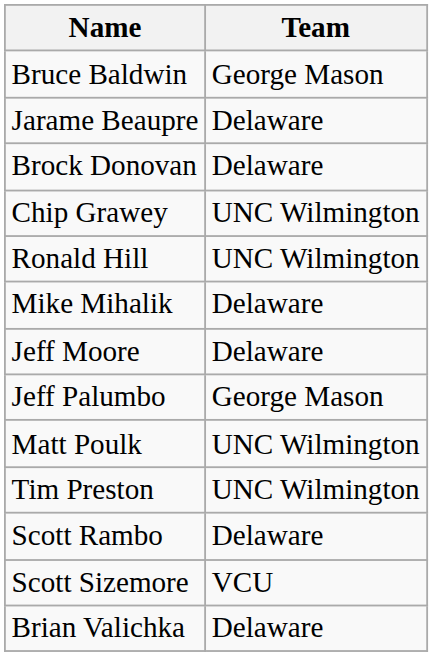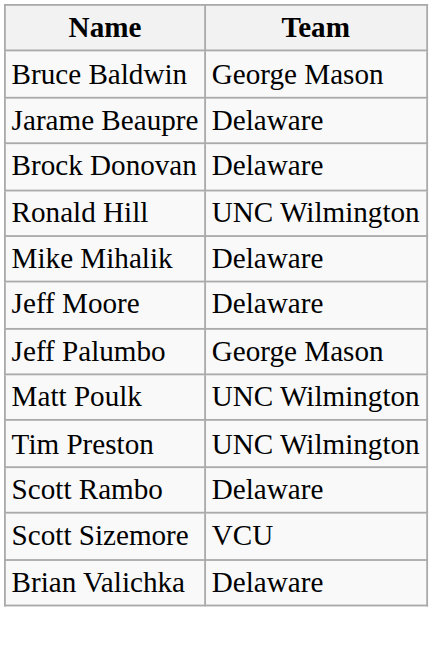- row: (90, 212)
